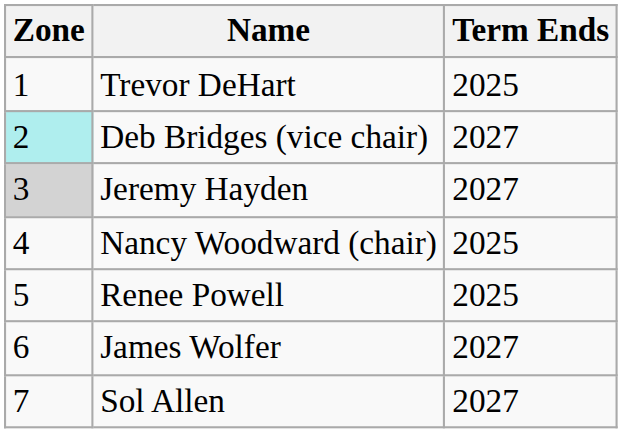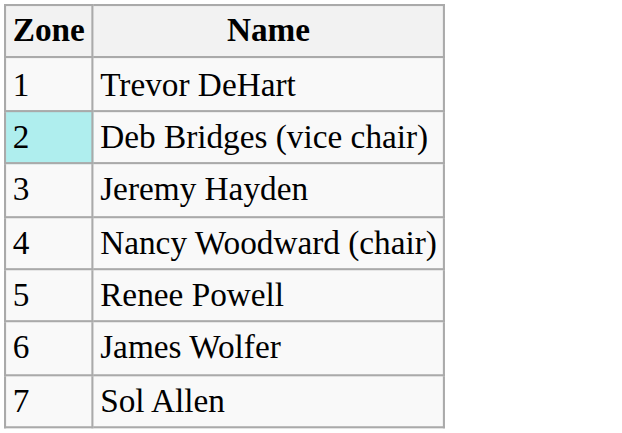- column: (531, 30)
(21, 189) lightgrey background -> (21, 189) no background
